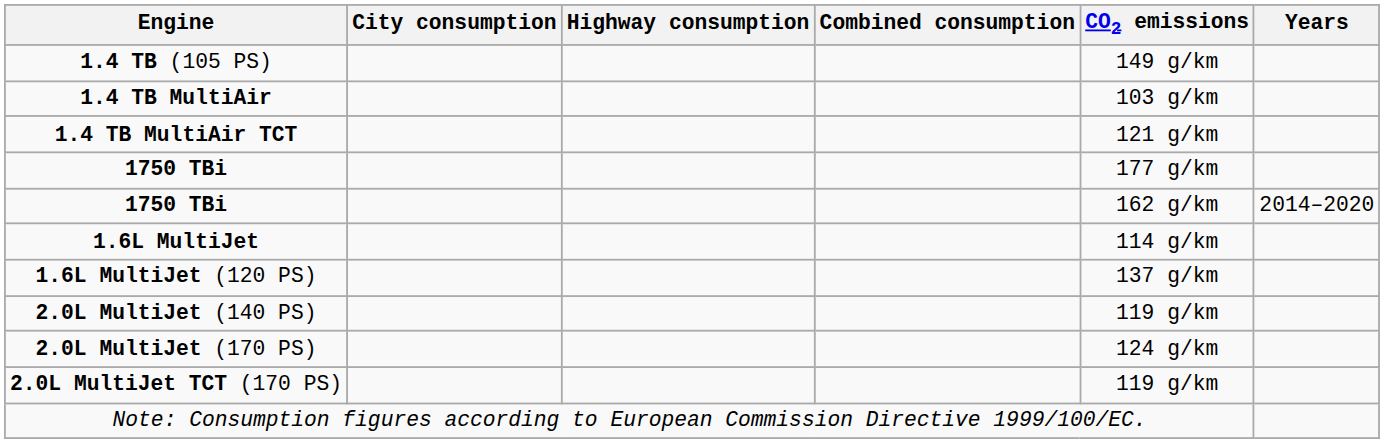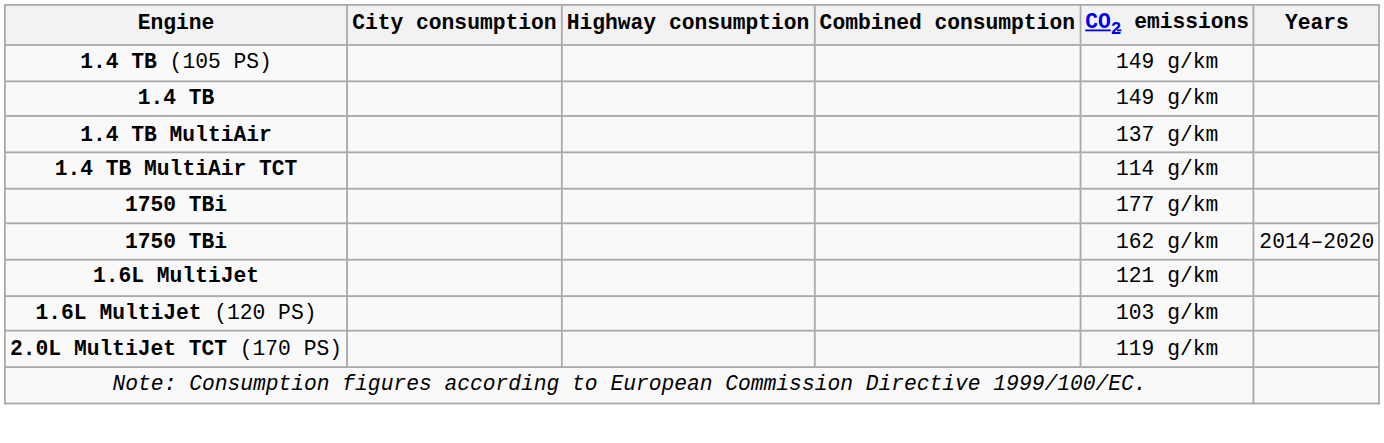+ row: (176, 98)
(1167, 98) 103 g/km -> (1167, 134) 137 g/km
(1167, 134) 121 g/km -> (1167, 170) 114 g/km
(1167, 241) 114 g/km -> (1167, 277) 121 g/km
(1167, 277) 137 g/km -> (1167, 313) 103 g/km
- row: (176, 313)
- row: (176, 349)
